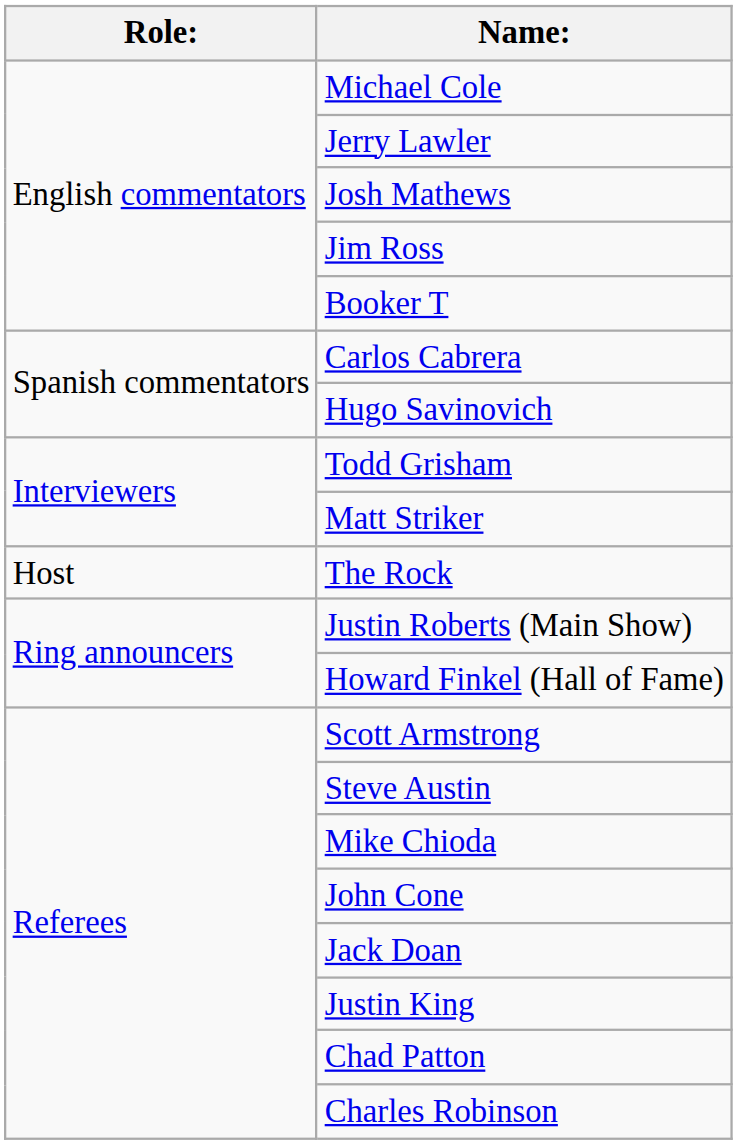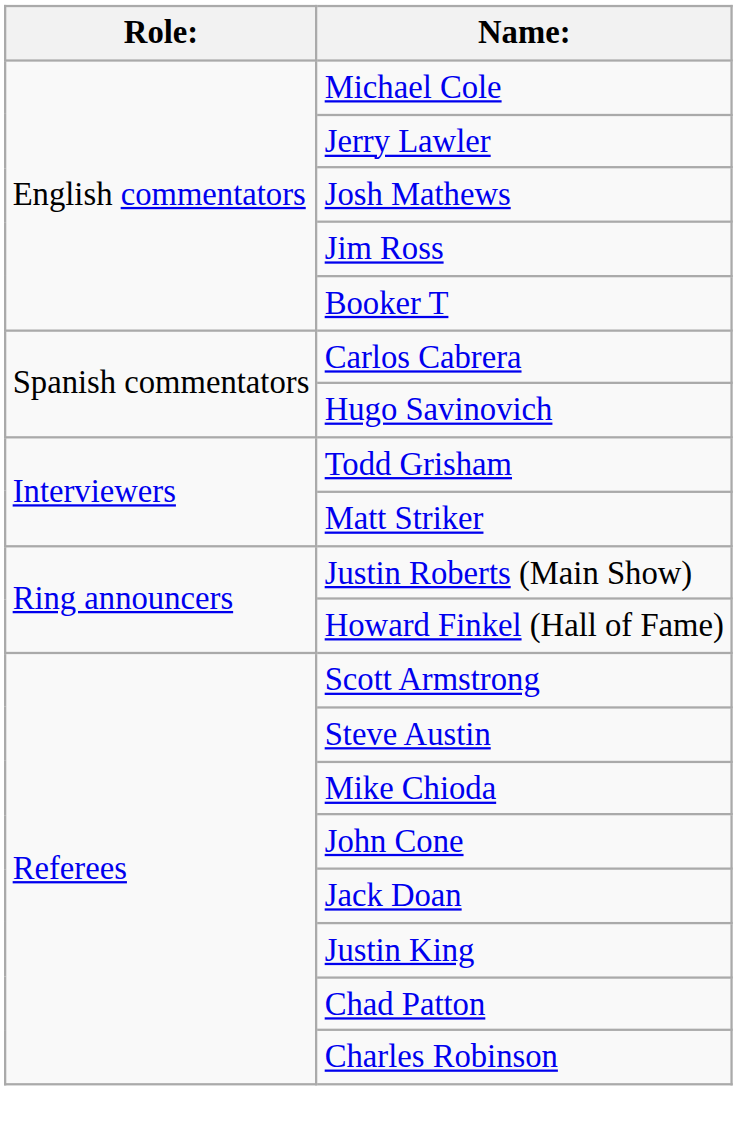- row: (389, 571)
